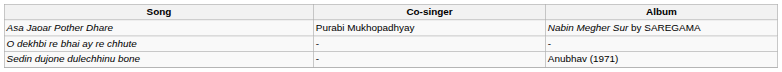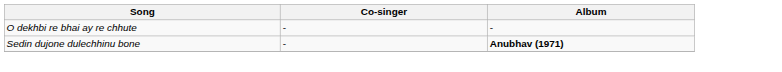- row: (60, 28)
(583, 59) normal -> (527, 43) bold
